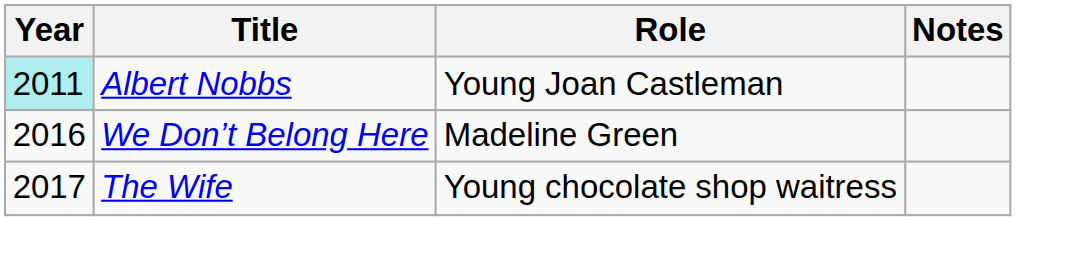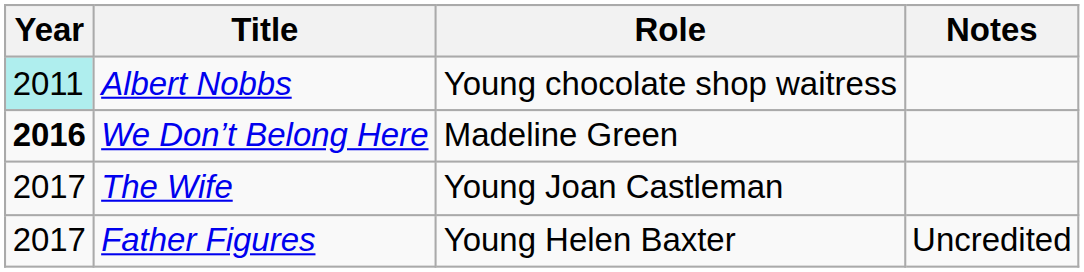(613, 82) Young Joan Castleman -> (670, 82) Young chocolate shop waitress
(49, 135) normal -> (49, 135) bold
(670, 187) Young chocolate shop waitress -> (613, 187) Young Joan Castleman
+ row: (208, 239)
